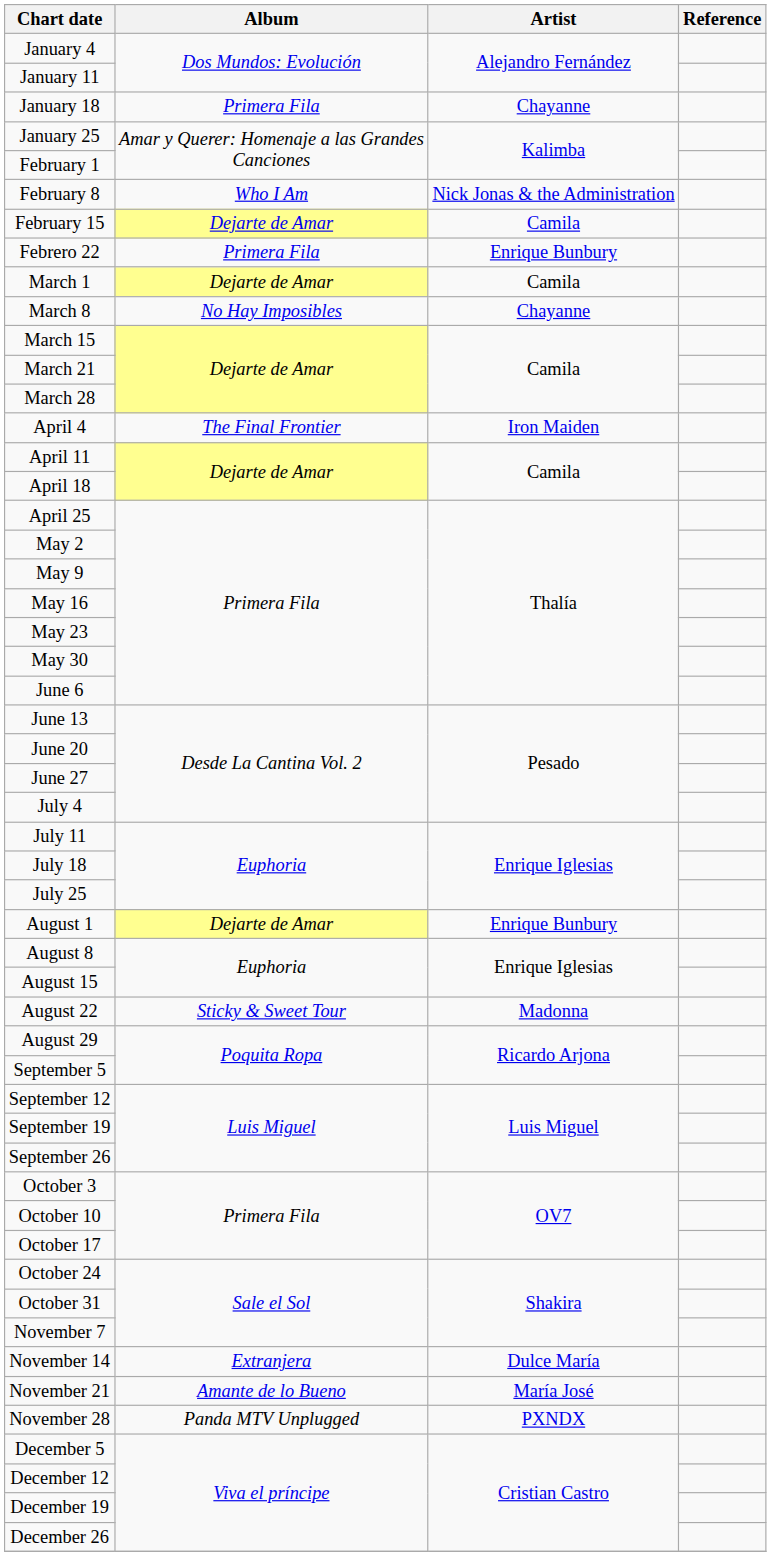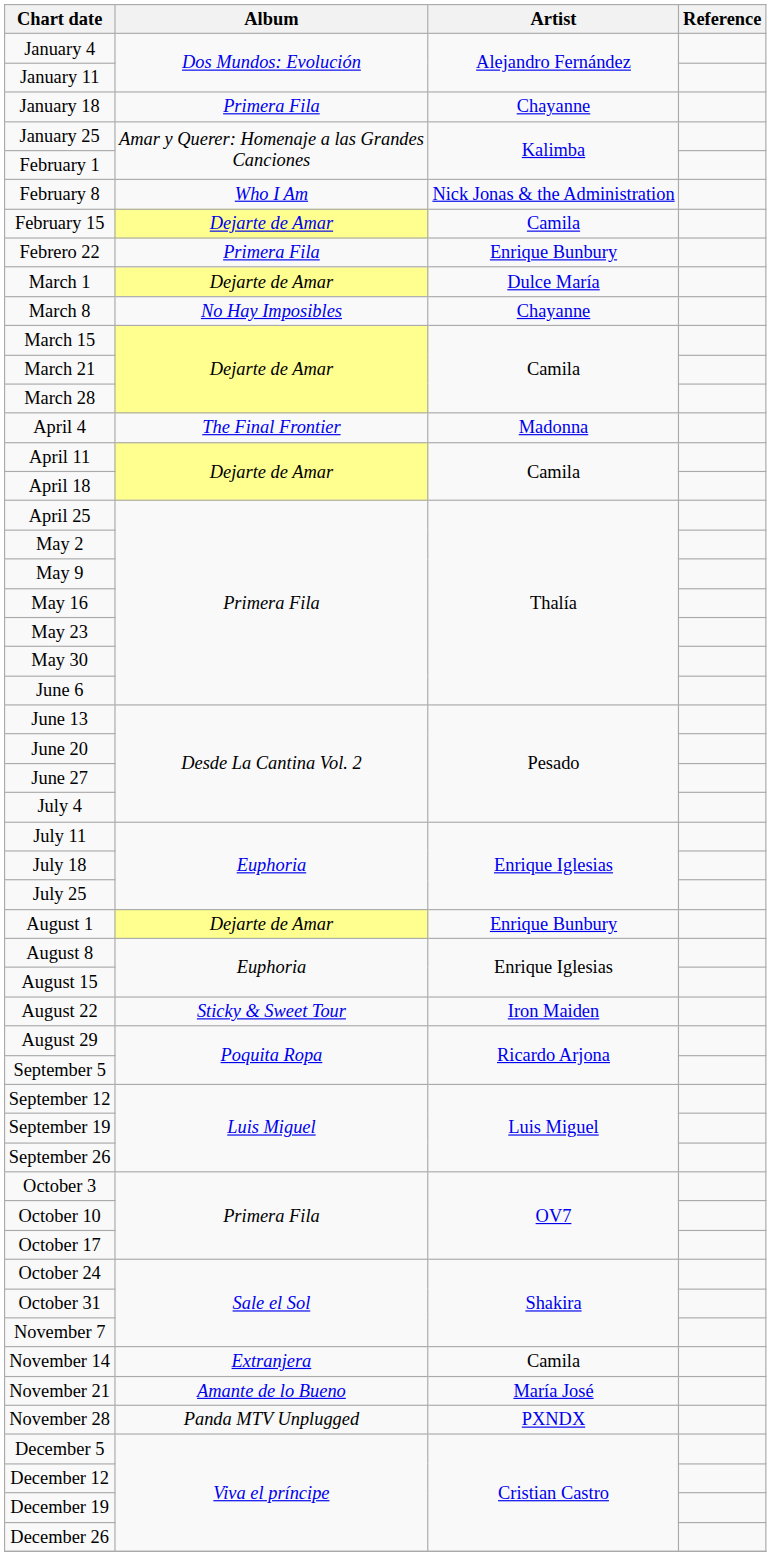(554, 281) Camila -> (554, 281) Dulce María
(554, 427) Iron Maiden -> (554, 427) Madonna
(554, 1011) Madonna -> (554, 1011) Iron Maiden
(554, 1361) Dulce María -> (554, 1361) Camila
